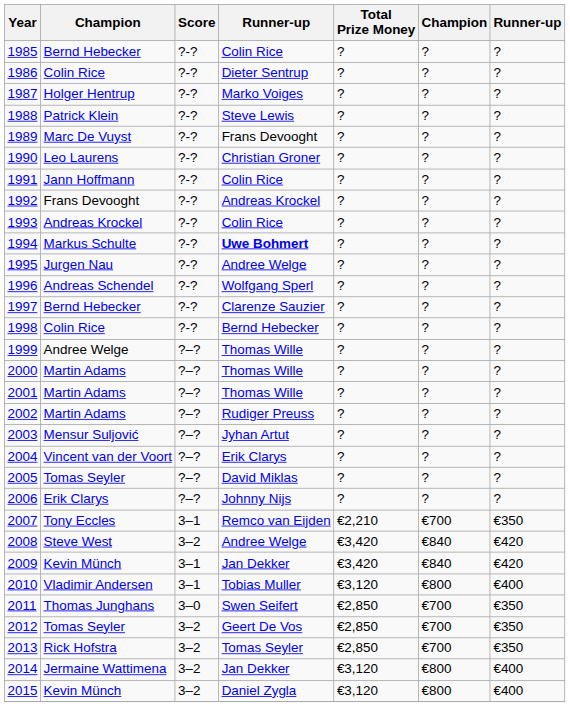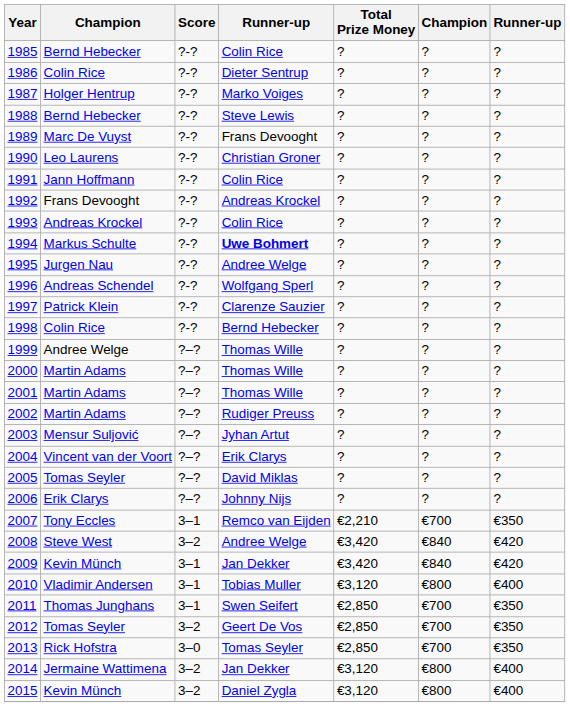(81, 115) Patrick Klein -> (92, 115) Bernd Hebecker
(92, 307) Bernd Hebecker -> (81, 307) Patrick Klein
(189, 605) 3–0 -> (189, 605) 3–1
(189, 648) 3–2 -> (189, 648) 3–0
